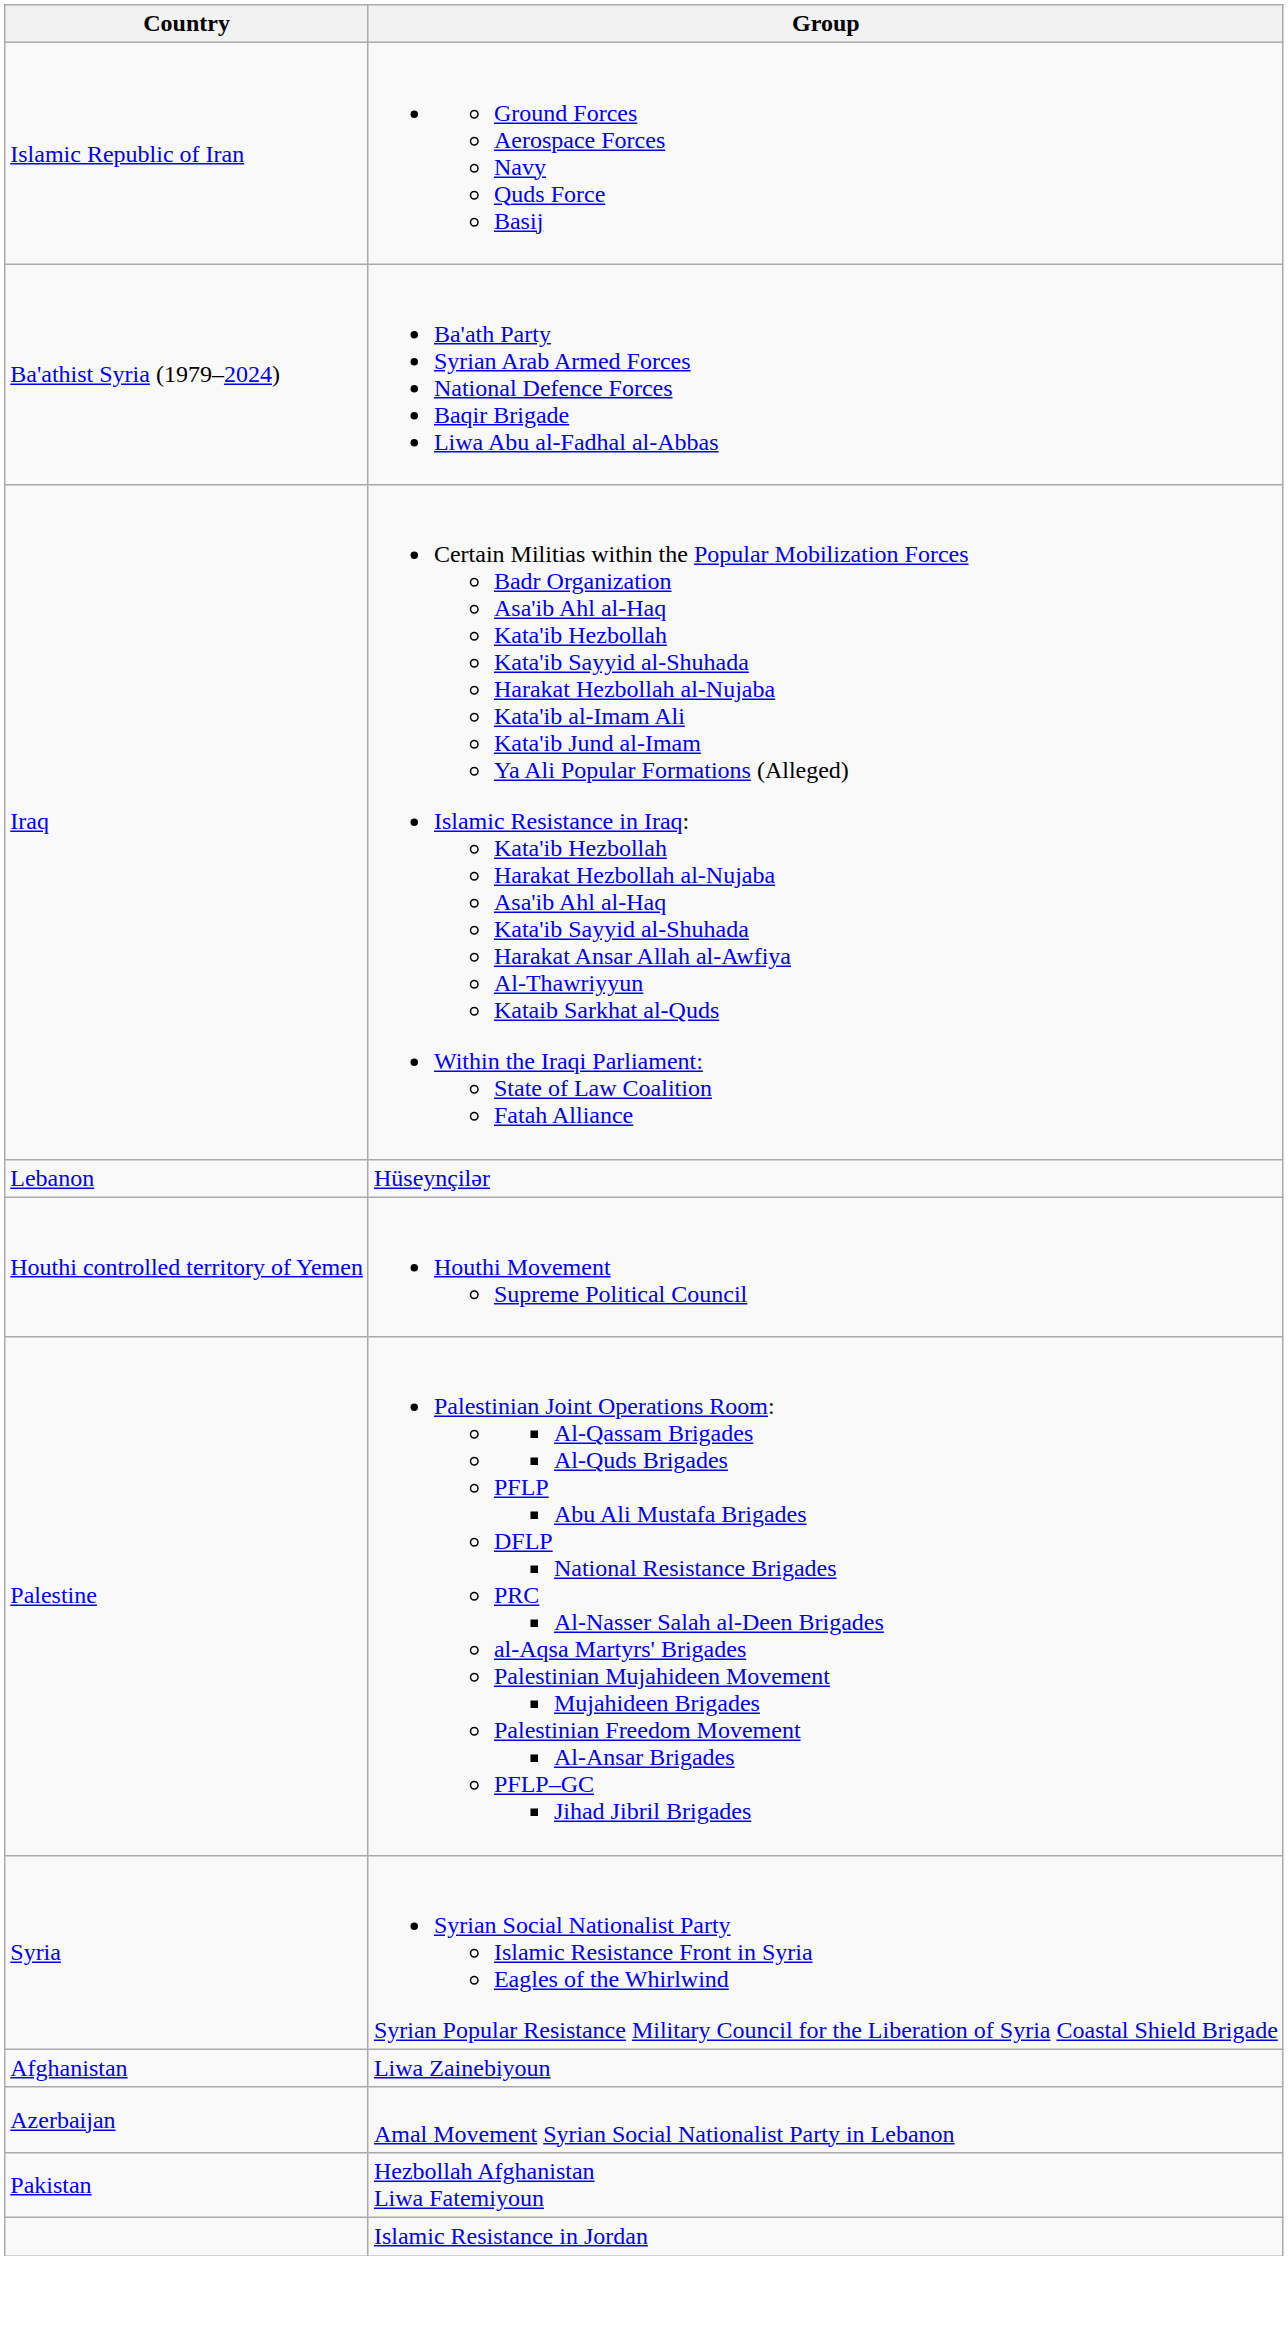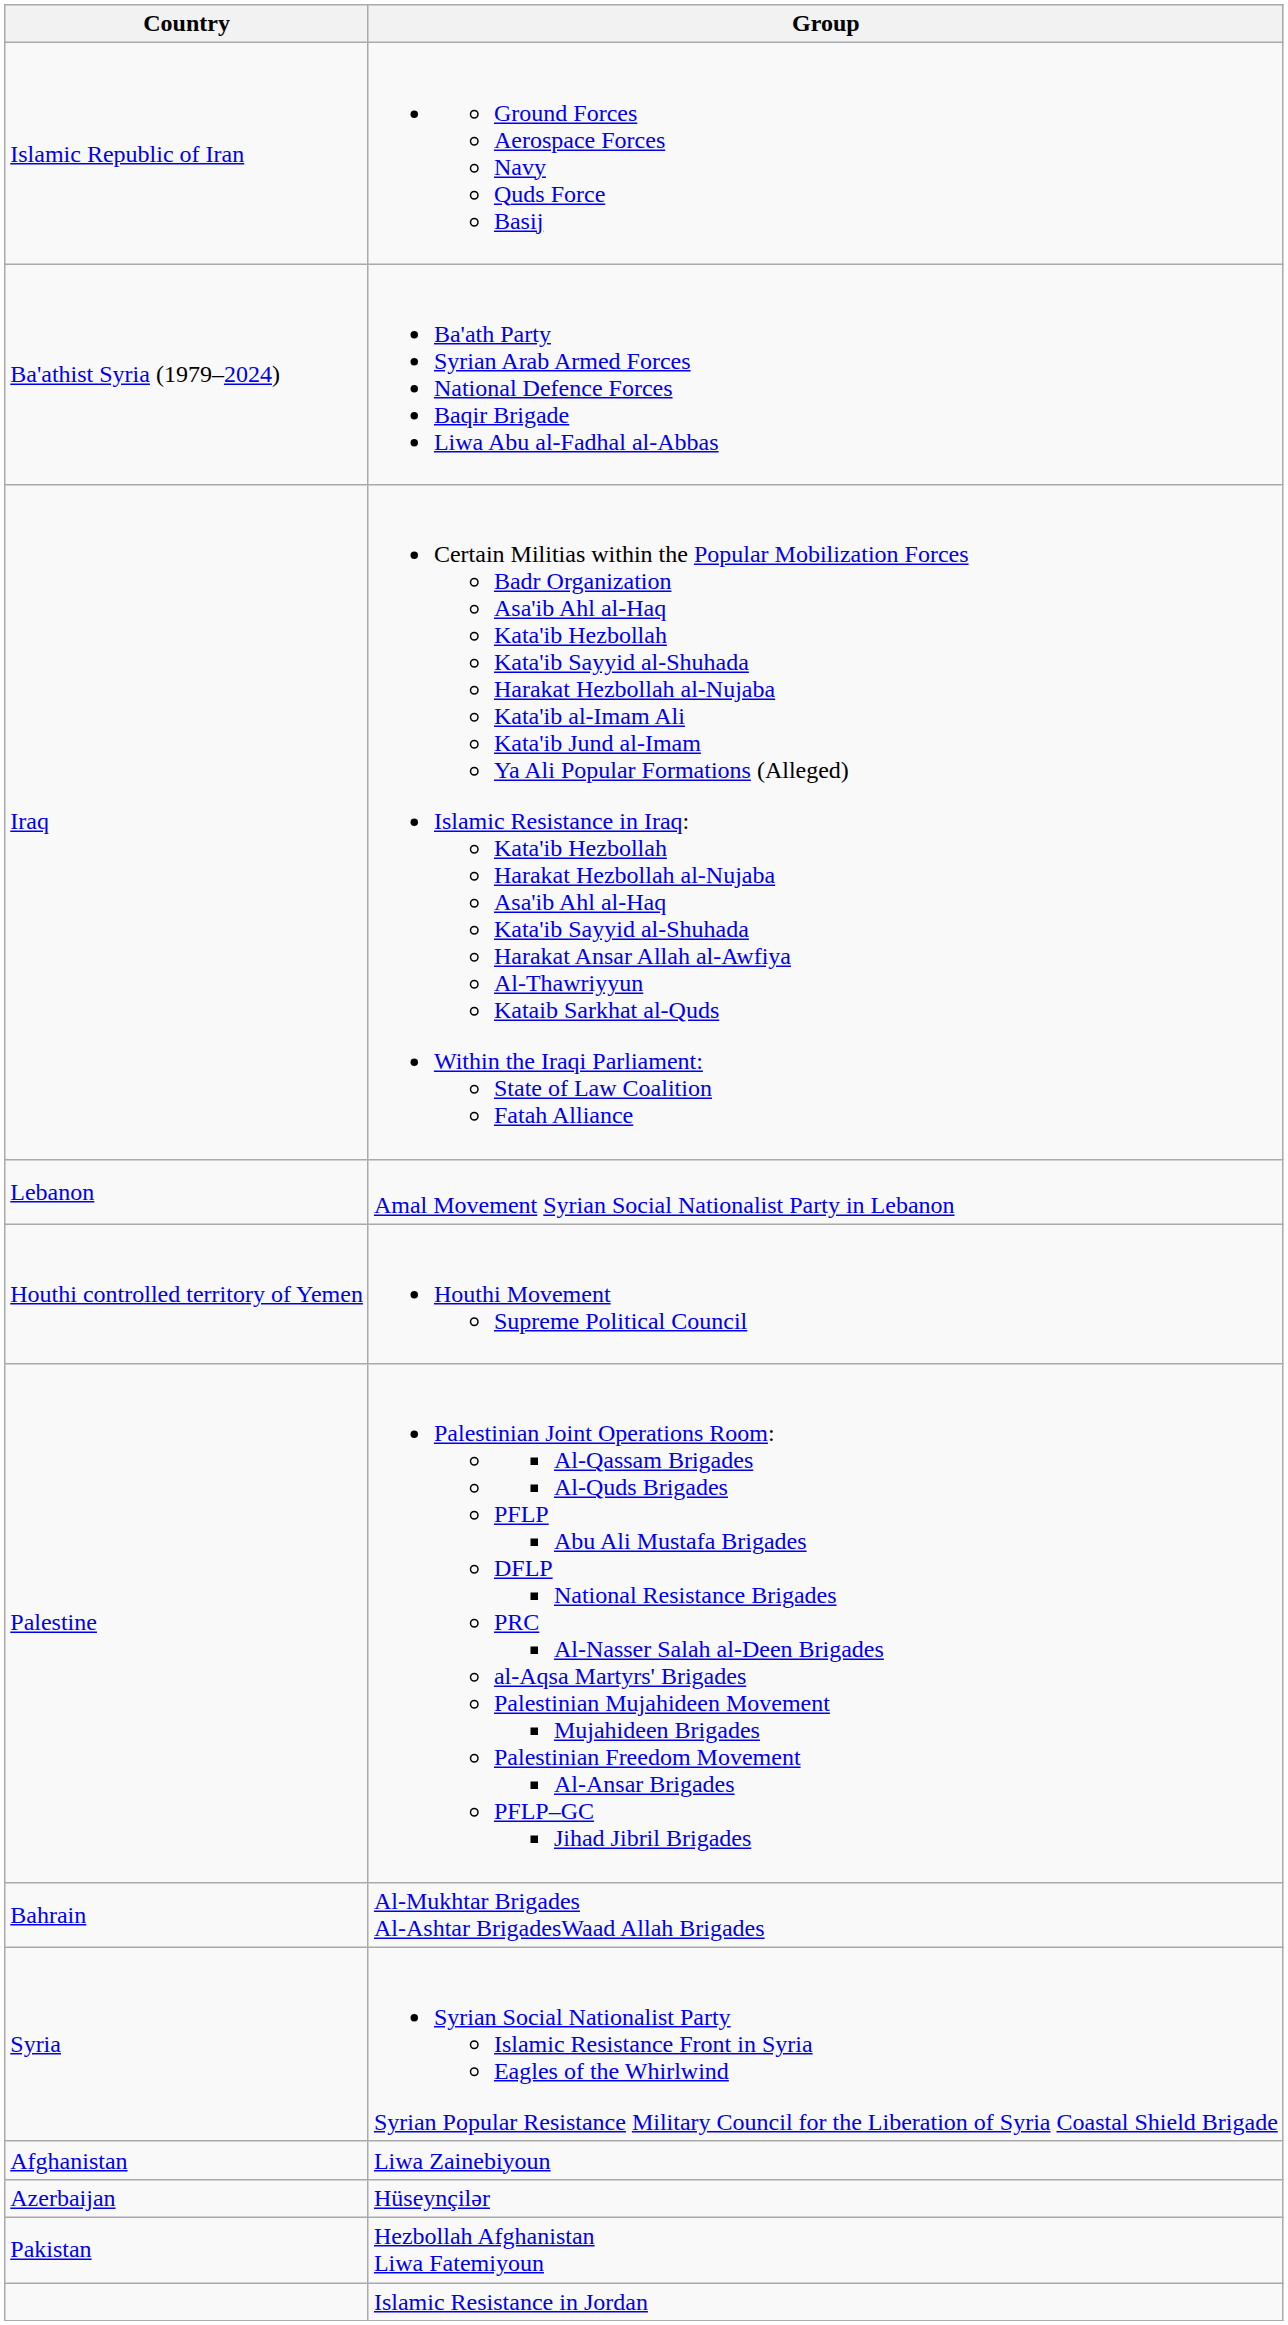(432, 1177) Hüseynçilər -> (664, 1204) Amal Movement Syrian Social Nationalist Party in Lebanon
+ row: (48, 1914)
(664, 2133) Amal Movement Syrian Social Nationalist Party in Lebanon -> (432, 2198) Hüseynçilər
